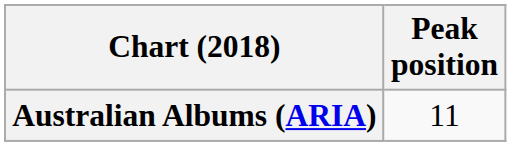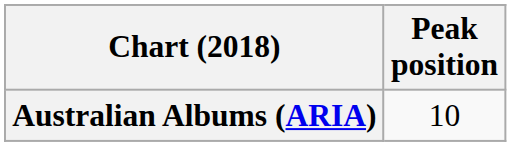(445, 114) 11 -> (445, 114) 10
